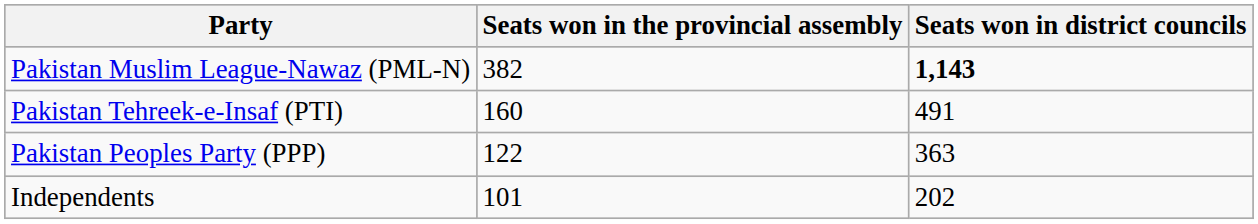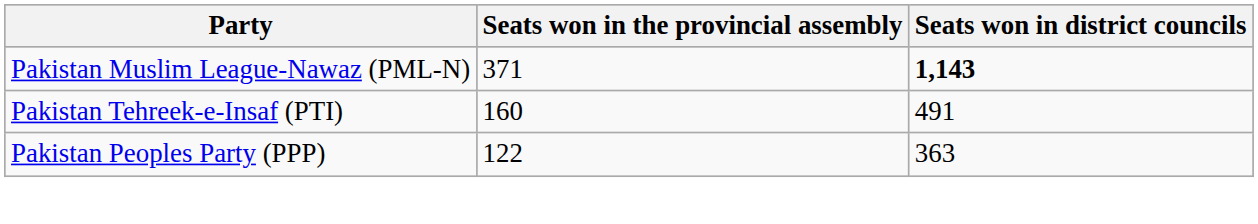(503, 68) 382 -> (503, 68) 371
- row: (83, 196)
